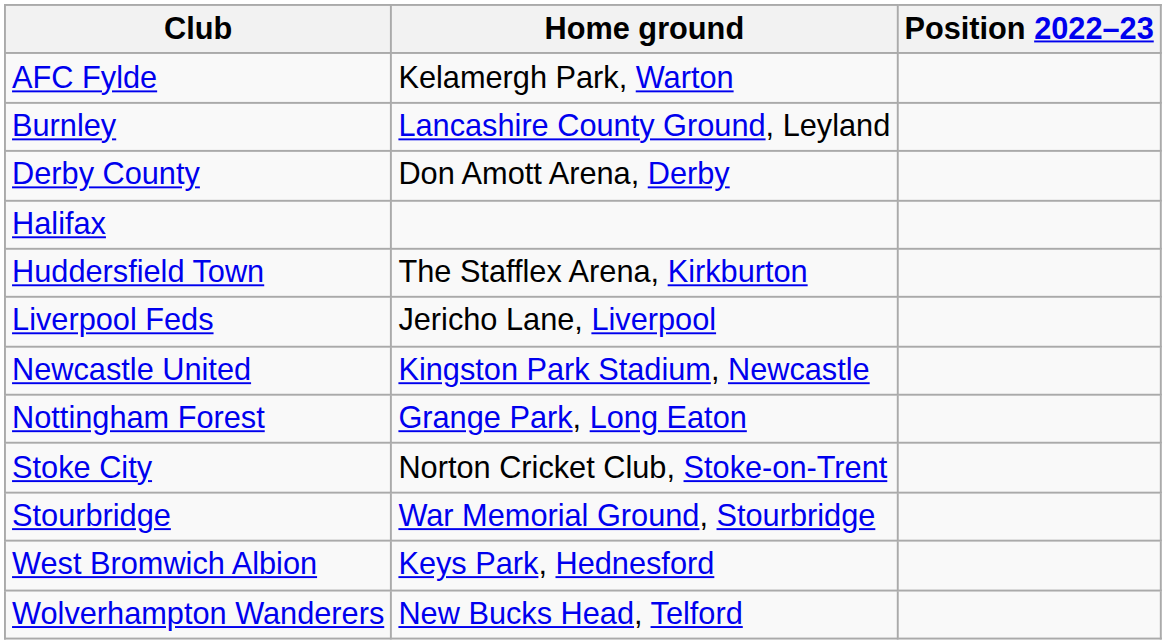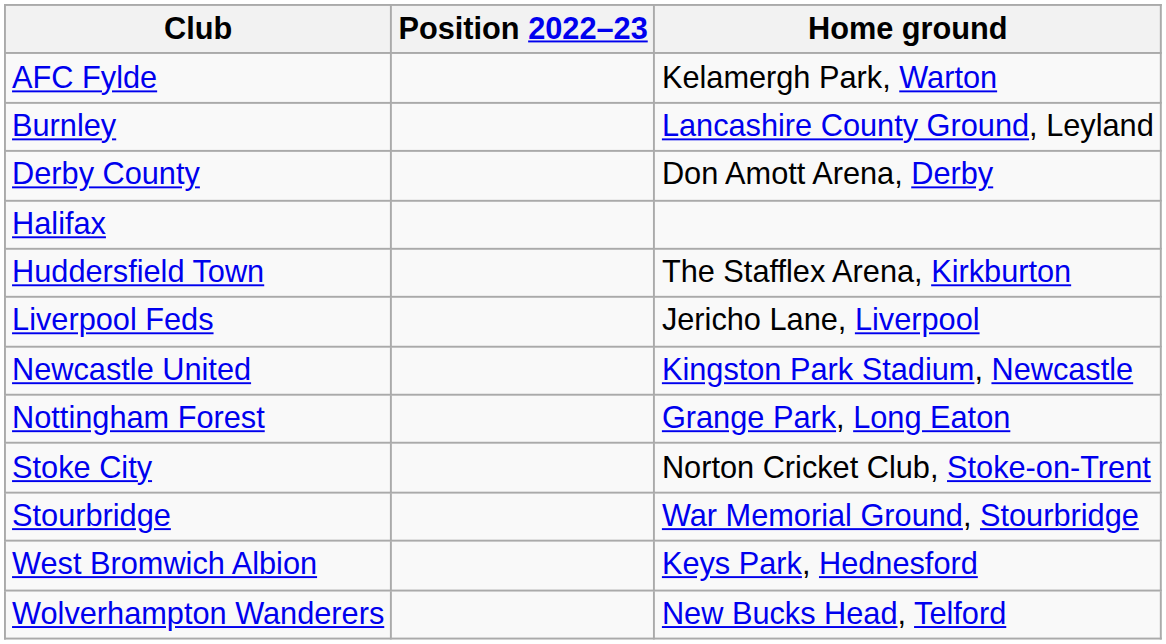columns swapped: (644, 28) <-> (1029, 28)
